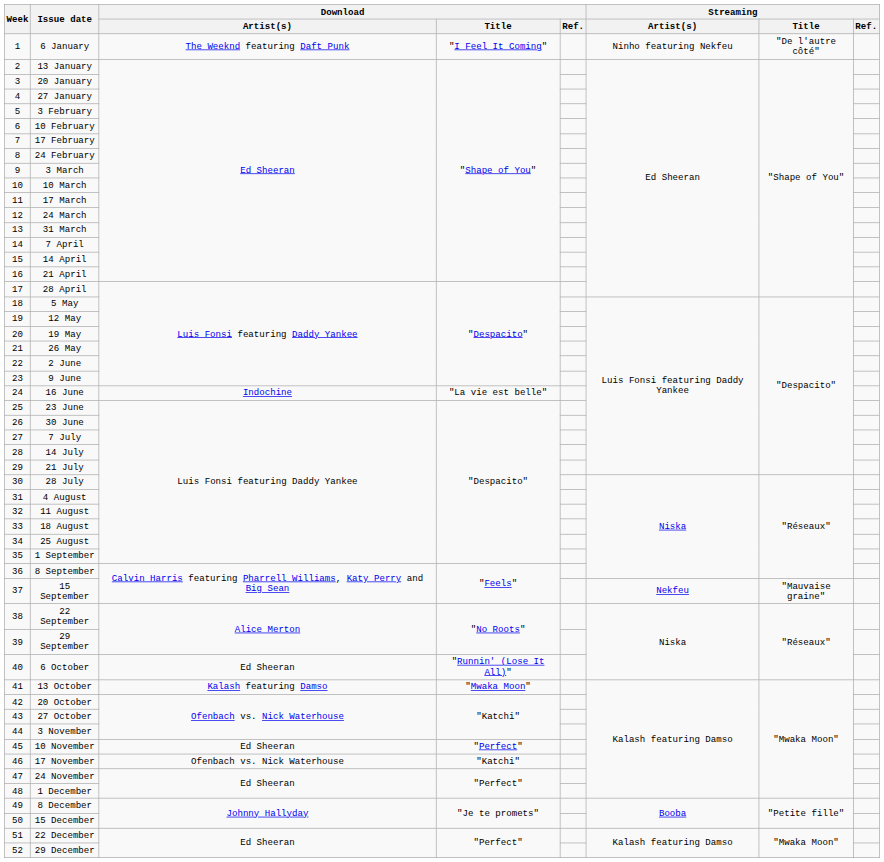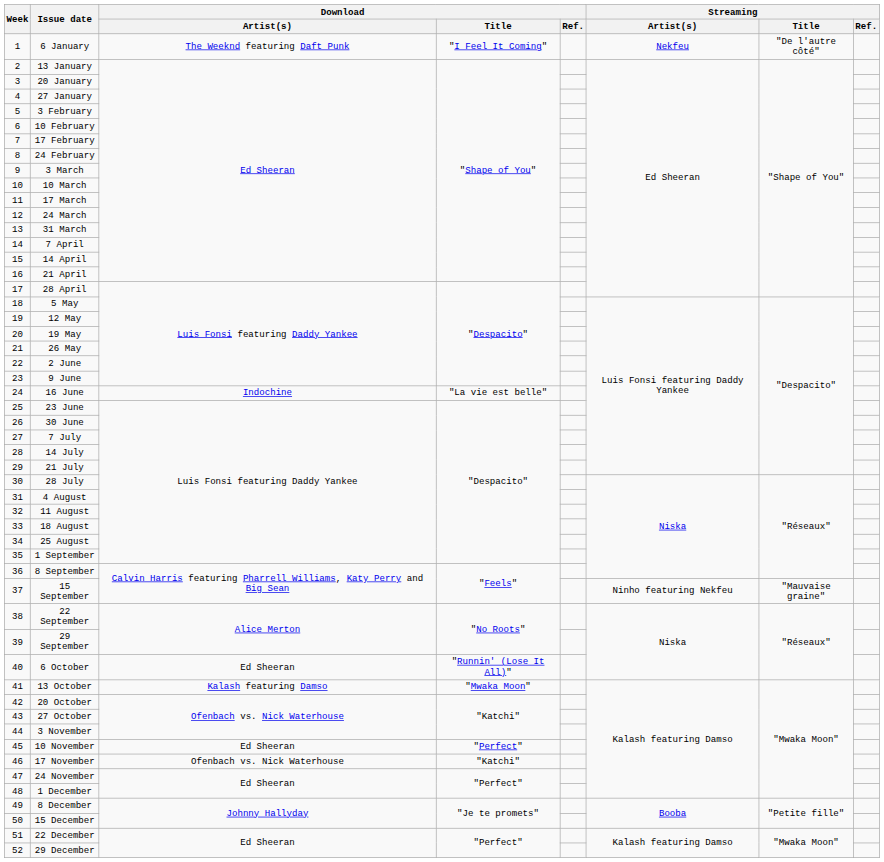(673, 47) Ninho featuring Nekfeu -> (673, 47) Nekfeu
(673, 591) Nekfeu -> (673, 591) Ninho featuring Nekfeu
